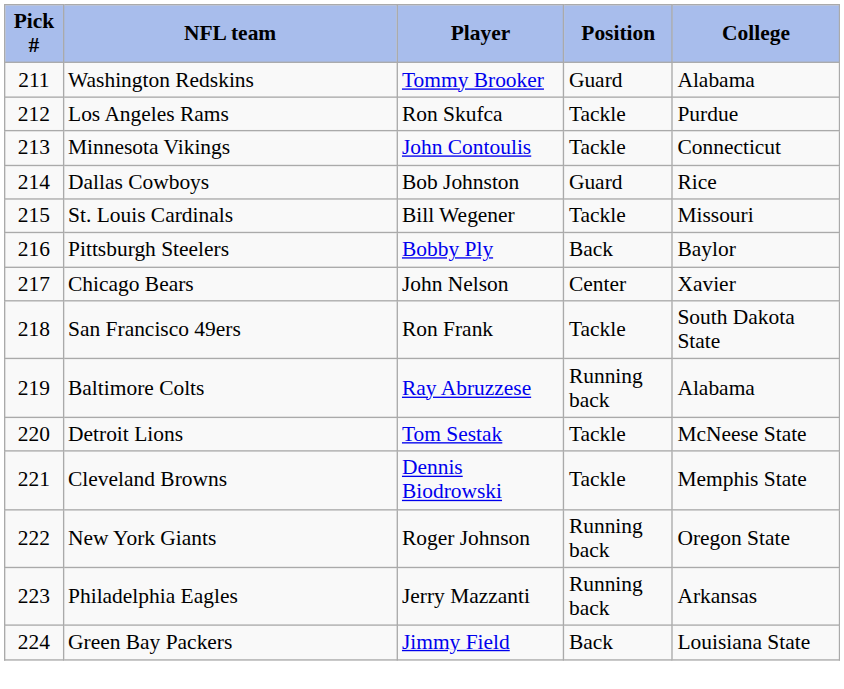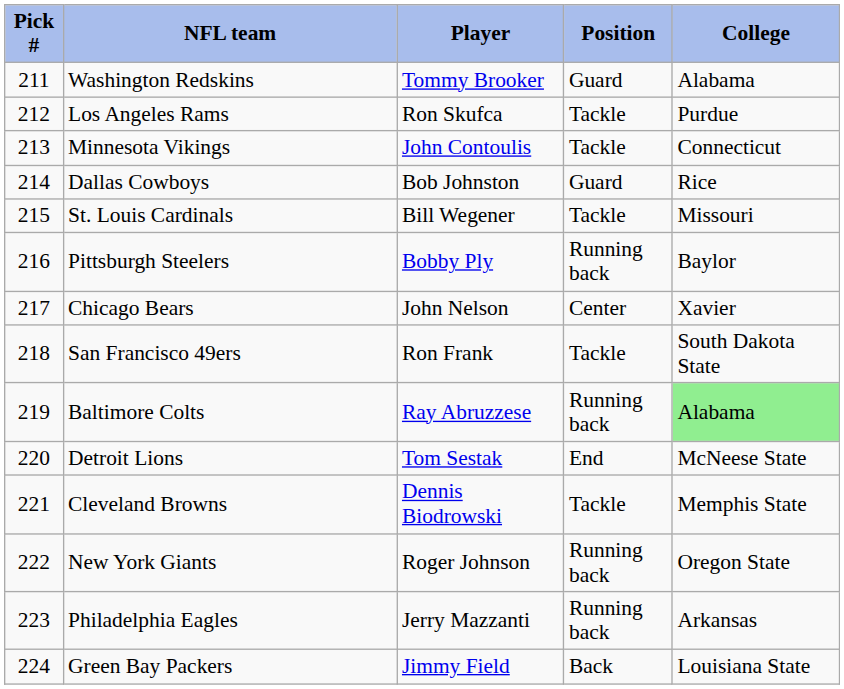(591, 249) Back -> (606, 261) Running back
(716, 387) no background -> (716, 411) lightgreen background
(597, 433) Tackle -> (586, 458) End
